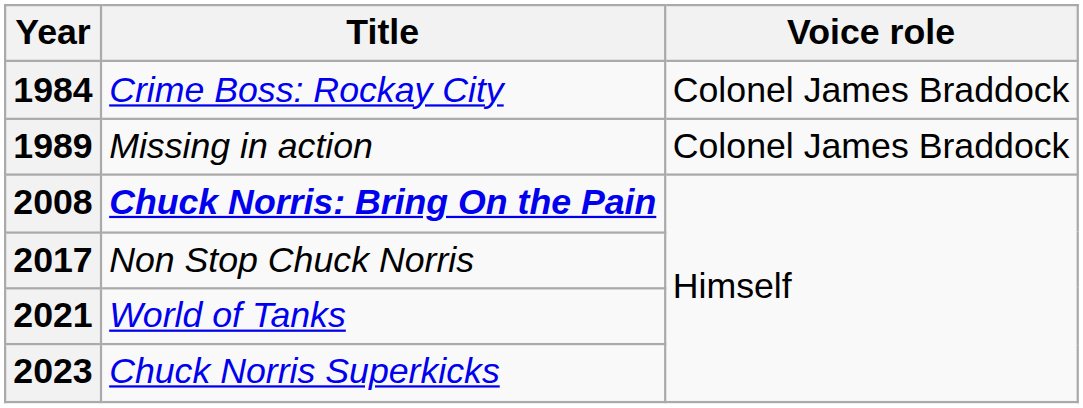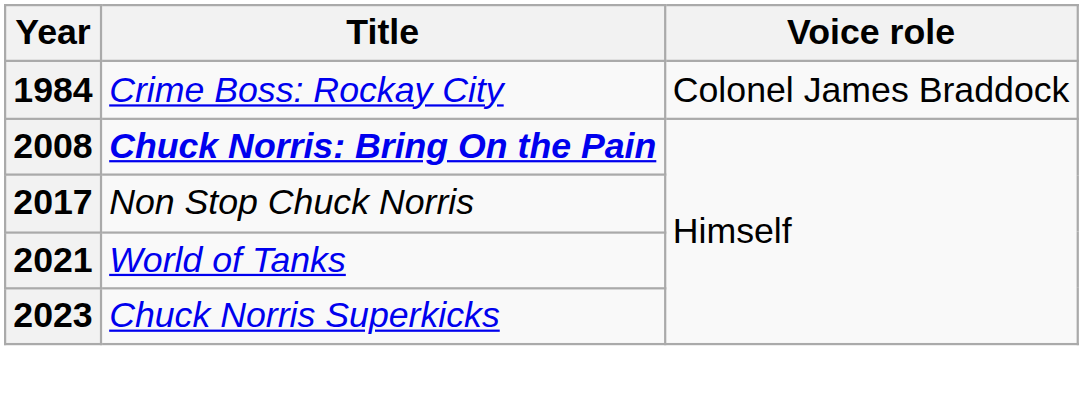- row: (53, 145)
